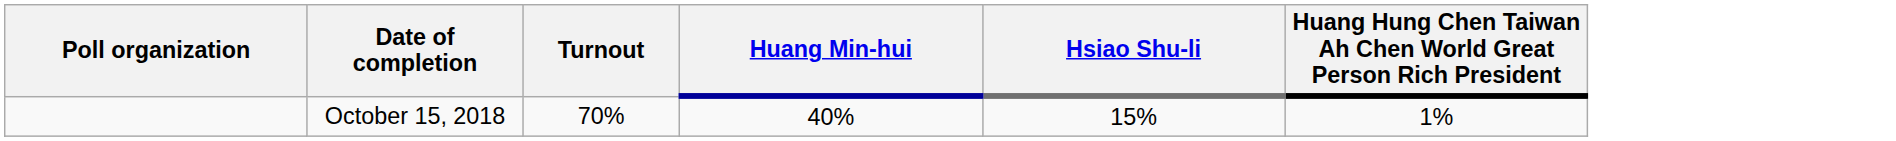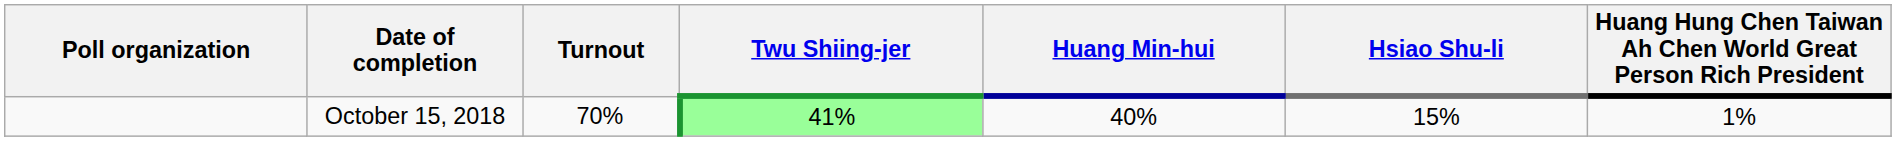+ column: (831, 49)
